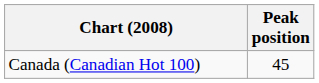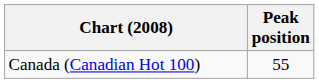(281, 64) 45 -> (281, 64) 55
